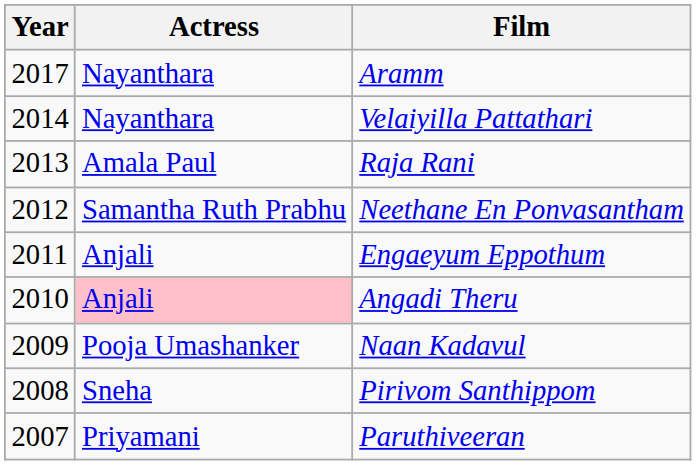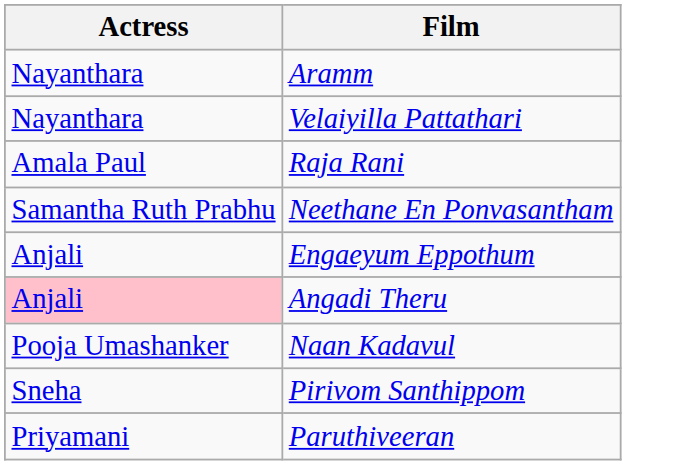- column: (40, 27)
